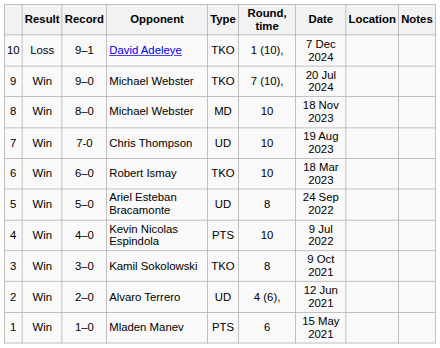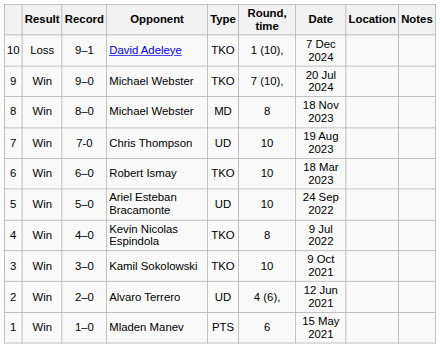(267, 112) 10 -> (267, 112) 8
(267, 204) 8 -> (267, 204) 10
(223, 235) PTS -> (223, 235) TKO
(267, 235) 10 -> (267, 235) 8
(267, 266) 8 -> (267, 266) 10
